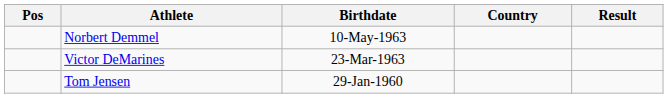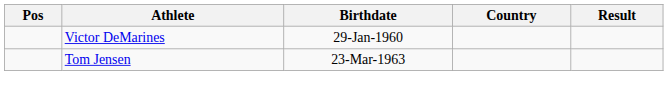- row: (112, 37)
(368, 59) 23-Mar-1963 -> (368, 37) 29-Jan-1960
(368, 81) 29-Jan-1960 -> (368, 59) 23-Mar-1963
